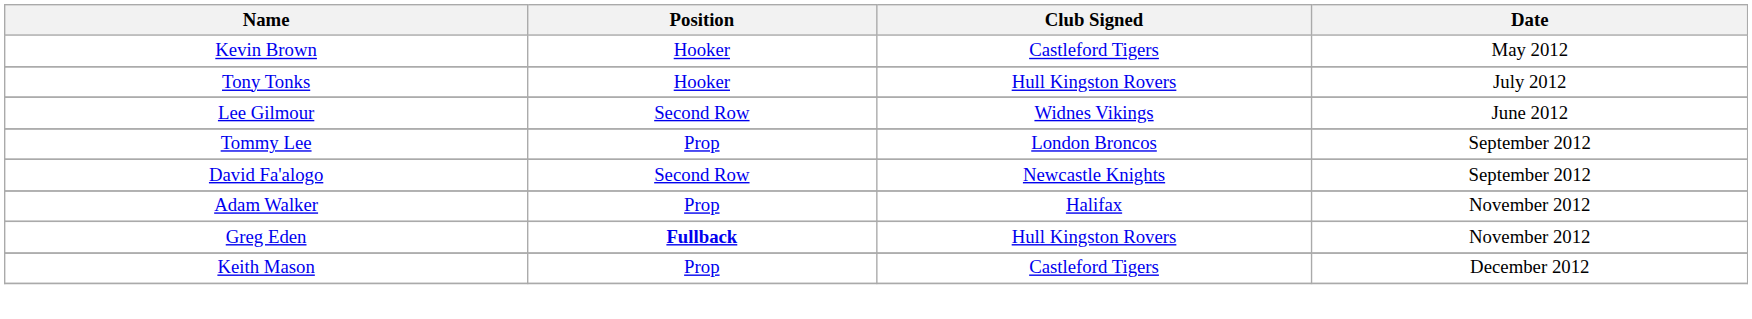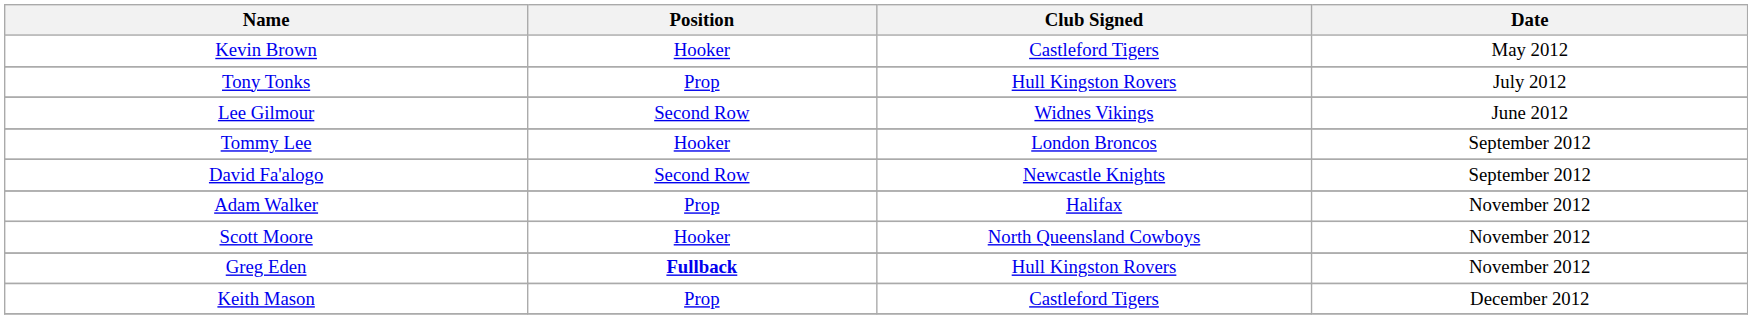(702, 81) Hooker -> (702, 81) Prop
(702, 143) Prop -> (702, 143) Hooker
+ row: (266, 236)
